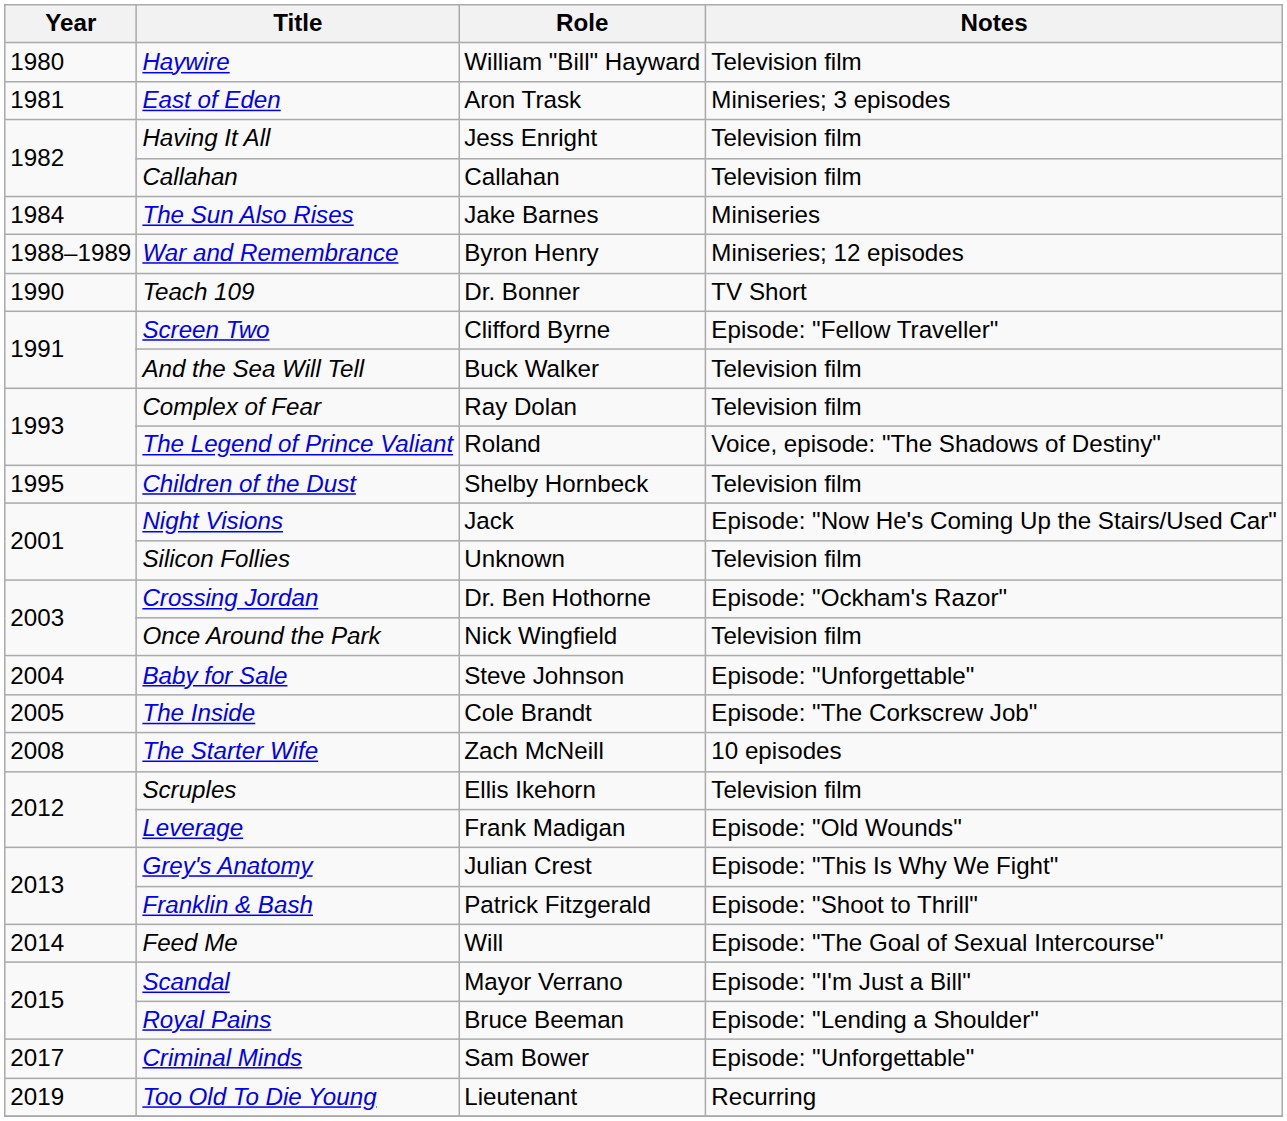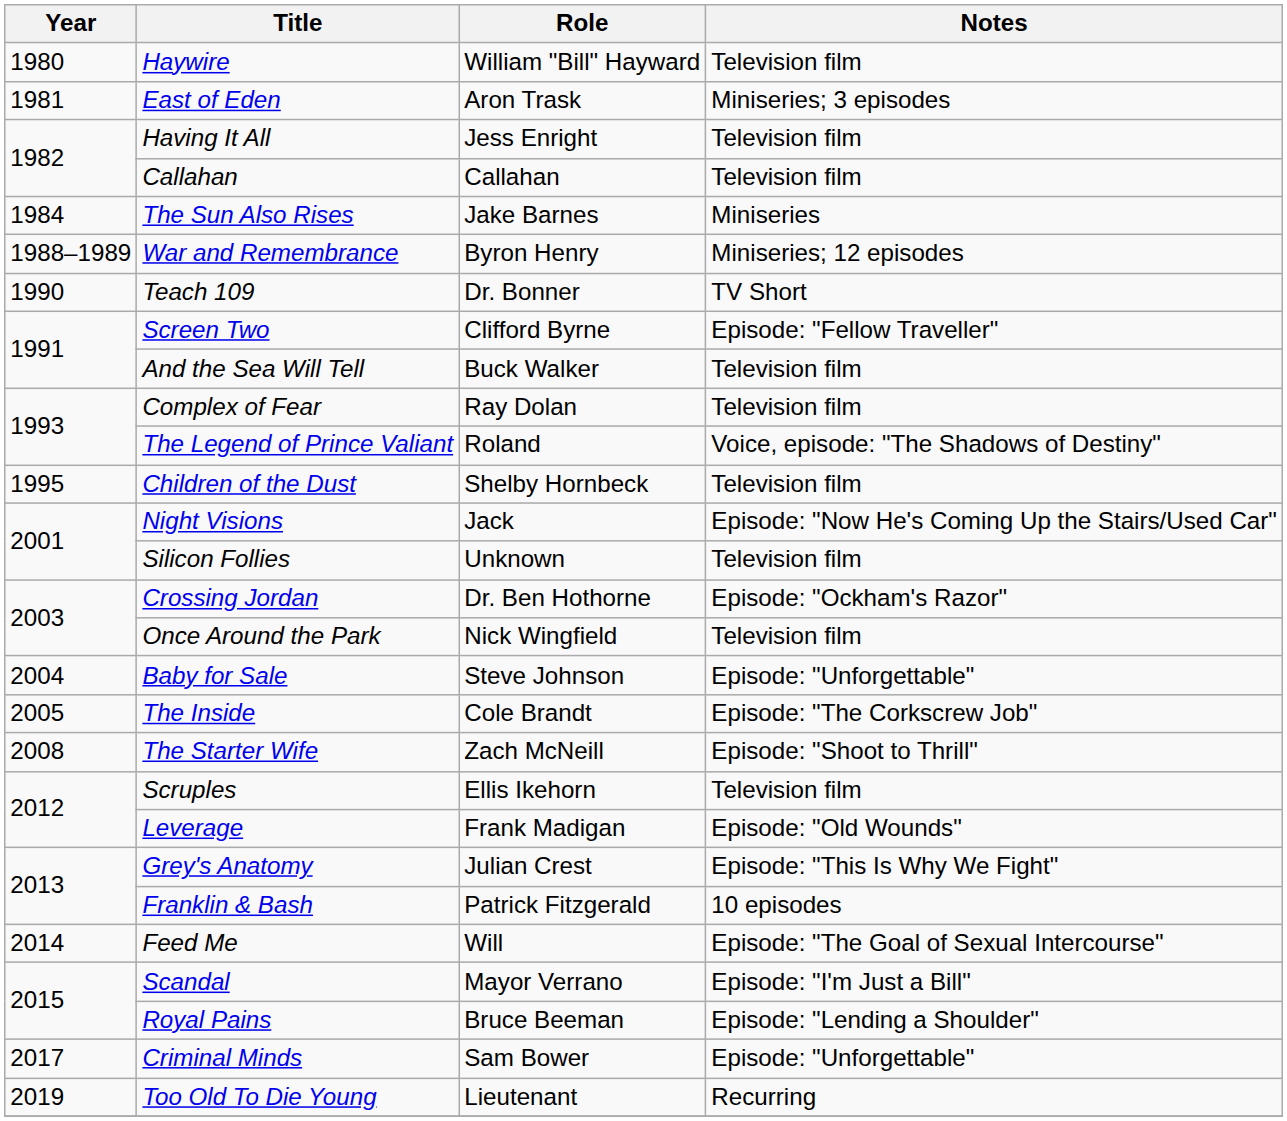(776, 751) 10 episodes -> (845, 751) Episode: "Shoot to Thrill"
(845, 904) Episode: "Shoot to Thrill" -> (776, 904) 10 episodes
